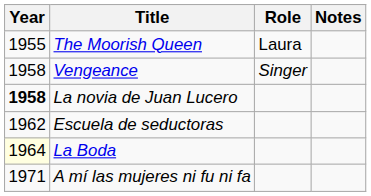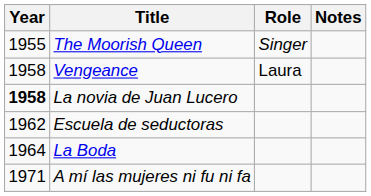(280, 44) Laura -> (283, 44) Singer
(283, 71) Singer -> (280, 71) Laura
(27, 151) lightyellow background -> (27, 151) no background
